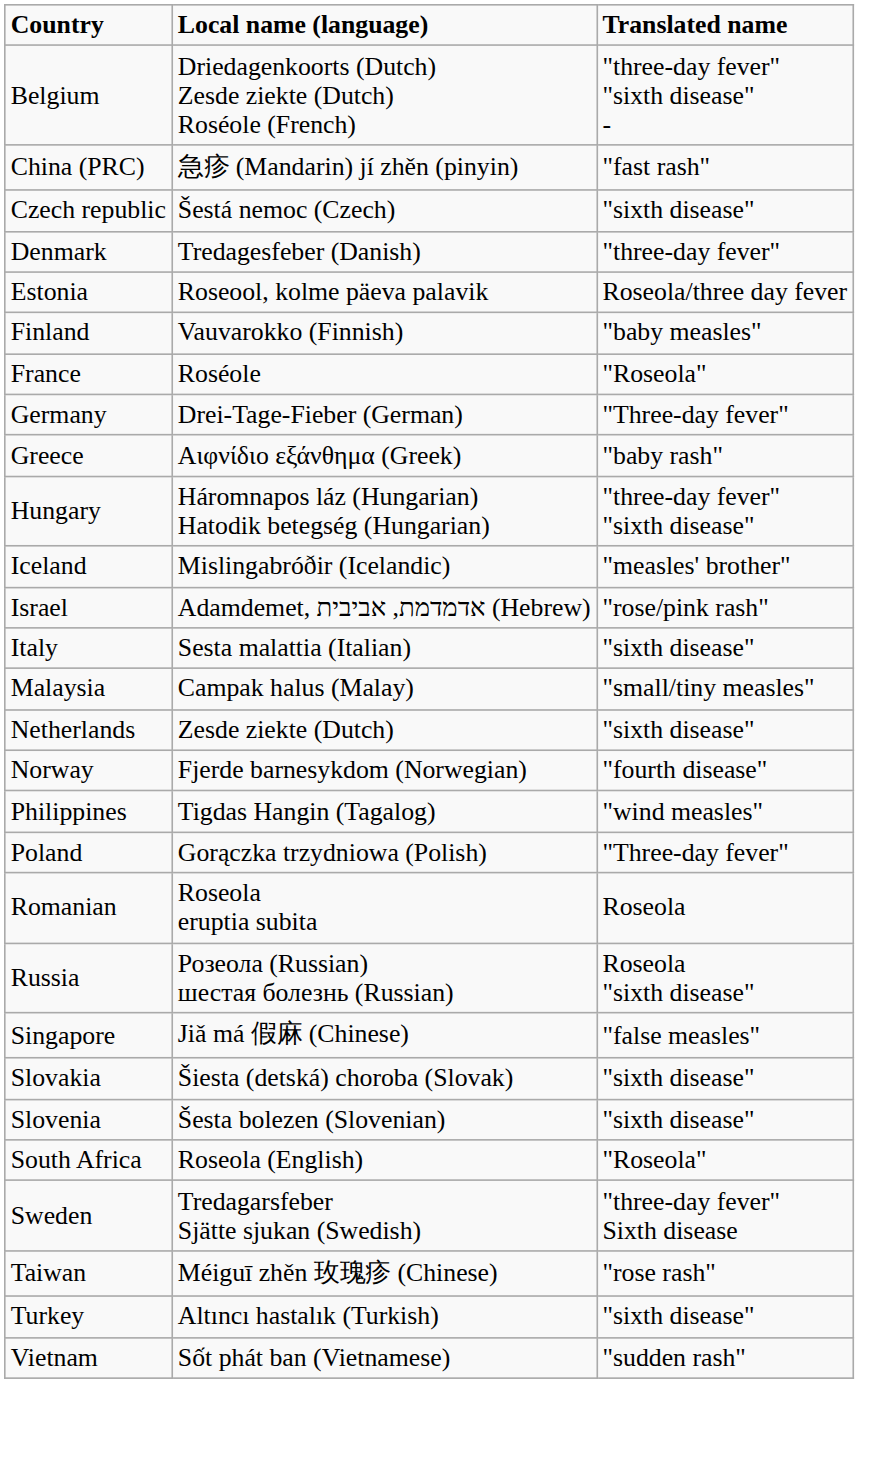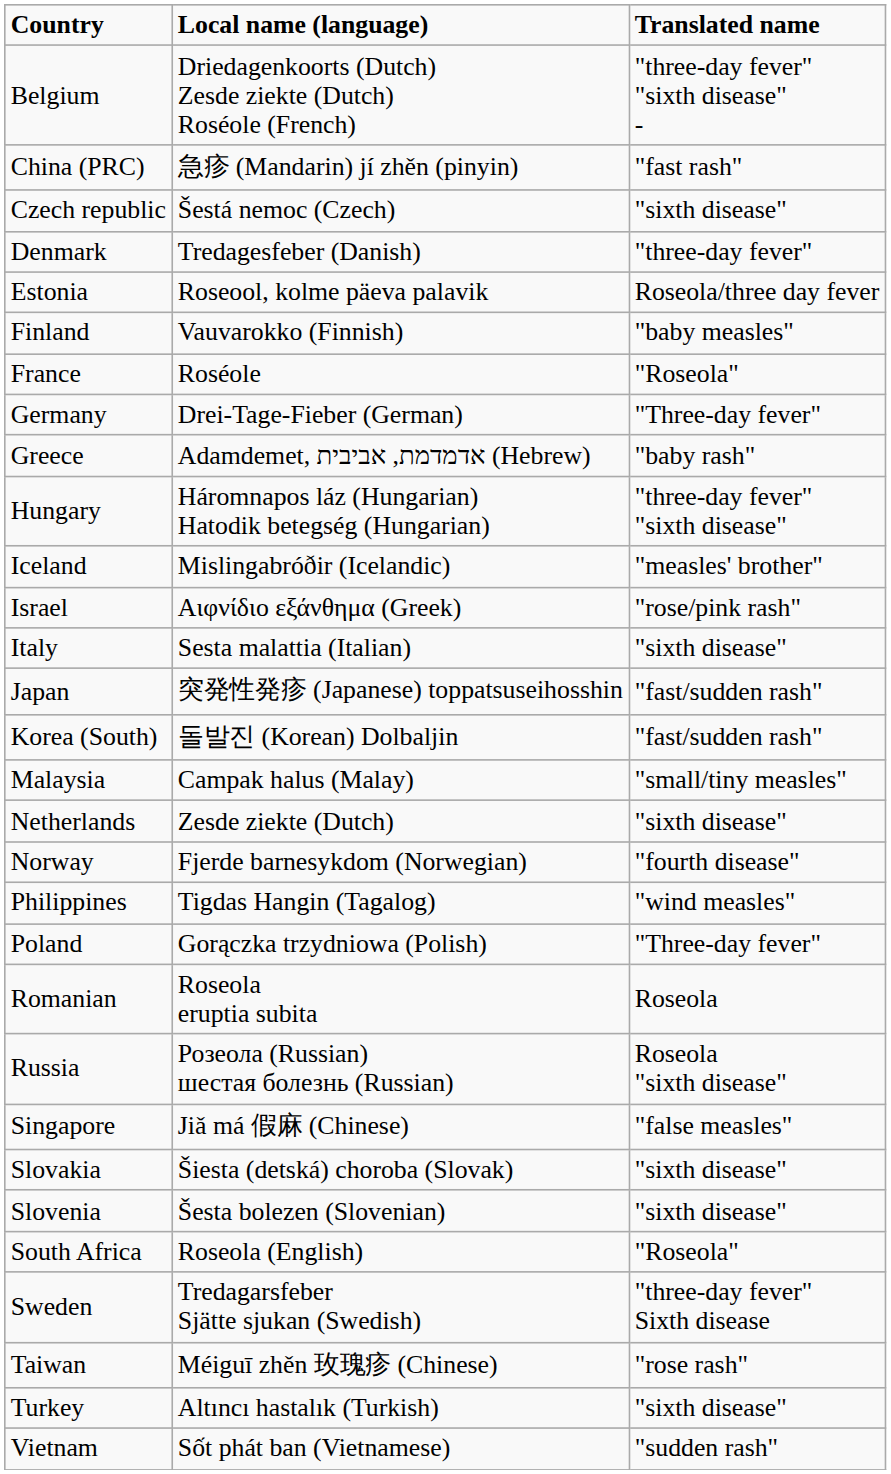(320, 455) Αιφνίδιο εξάνθημα (Greek) -> (384, 455) Adamdemet, אדמדמת, אביבית (Hebrew)
(384, 606) Adamdemet, אדמדמת, אביבית (Hebrew) -> (320, 606) Αιφνίδιο εξάνθημα (Greek)
+ row: (40, 691)
+ row: (84, 736)
